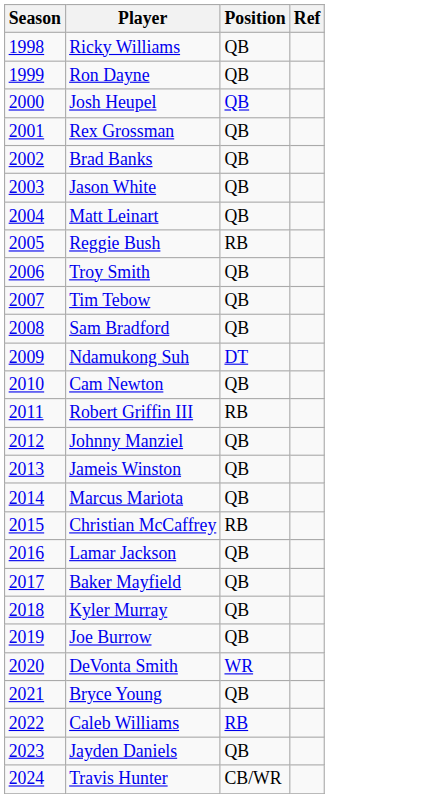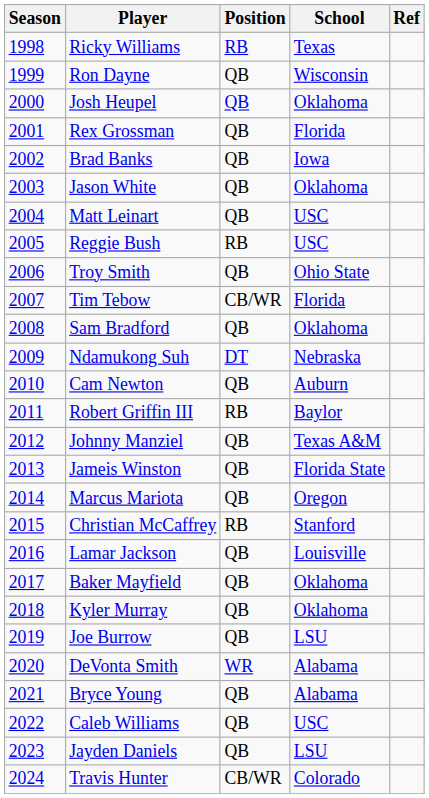+ column: (339, 18)
(237, 46) QB -> (236, 46) RB
(237, 300) QB -> (253, 300) CB/WR
(236, 722) RB -> (237, 722) QB
